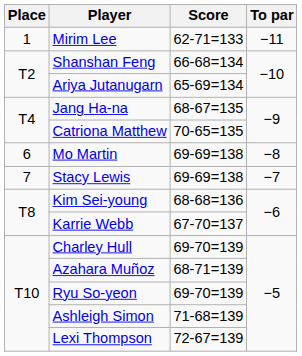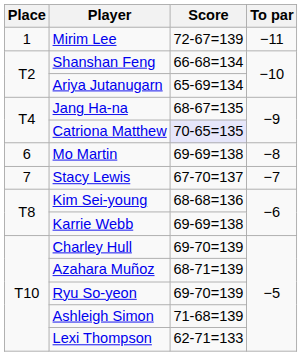(208, 39) 62-71=133 -> (208, 39) 72-67=139
(208, 131) no background -> (208, 131) lavender background
(208, 177) 69-69=138 -> (208, 177) 67-70=137
(208, 223) 67-70=137 -> (208, 223) 69-69=138
(208, 339) 72-67=139 -> (208, 339) 62-71=133
